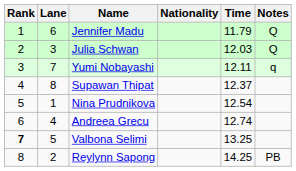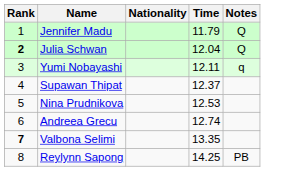- column: (53, 13)
(21, 49) normal -> (21, 49) bold
(238, 49) 12.03 -> (206, 49) 12.04
(238, 103) 12.54 -> (206, 103) 12.53
(238, 139) 13.25 -> (206, 139) 13.35
